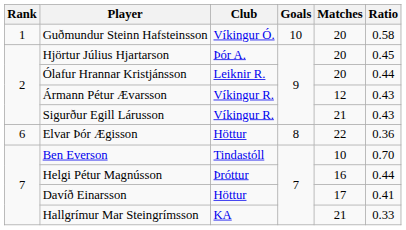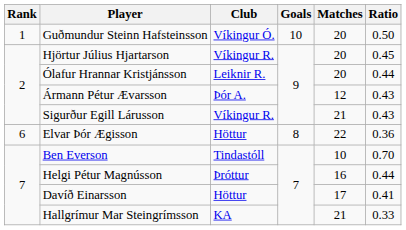(383, 34) 0.58 -> (383, 34) 0.50
(230, 54) Þór A. -> (244, 54) Víkingur R.
(244, 94) Víkingur R. -> (230, 94) Þór A.
